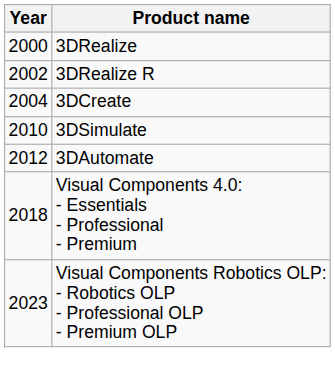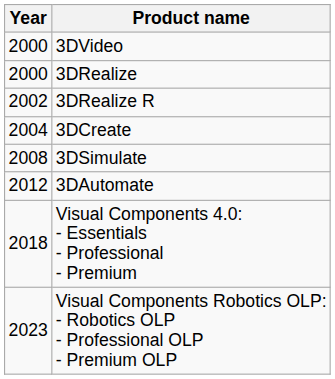+ row: (89, 46)
(28, 130) 2010 -> (28, 158) 2008
